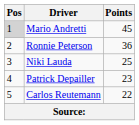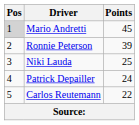(127, 46) 36 -> (127, 46) 39
(127, 79) 23 -> (127, 79) 24
